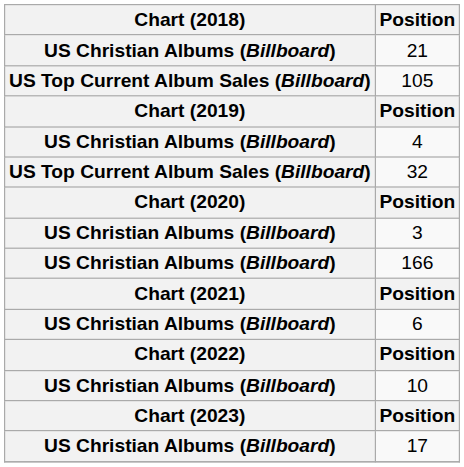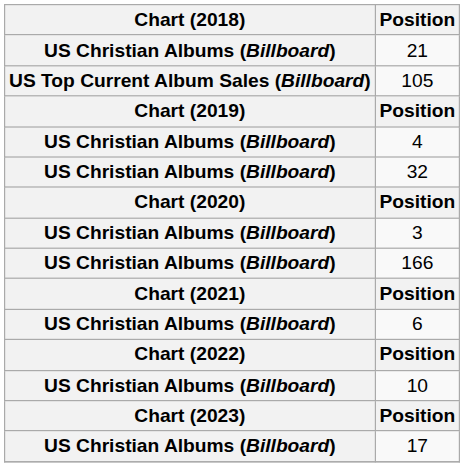(190, 171) US Top Current Album Sales (Billboard) -> (190, 171) US Christian Albums (Billboard)
